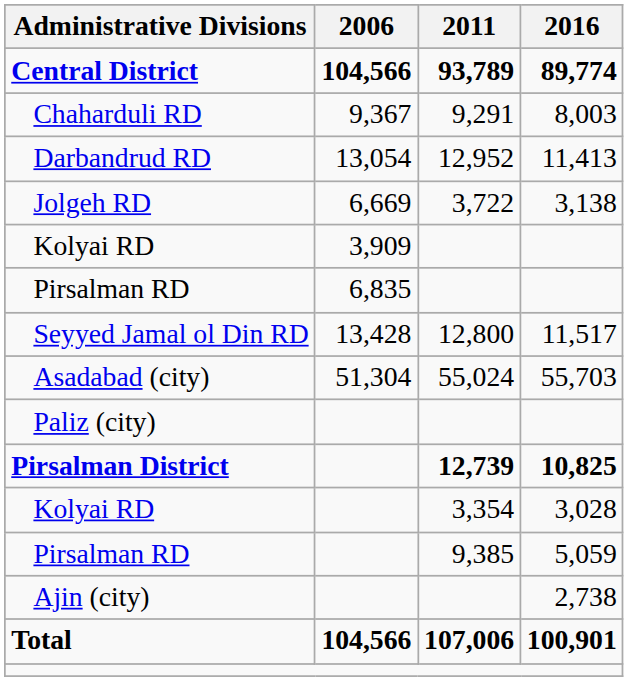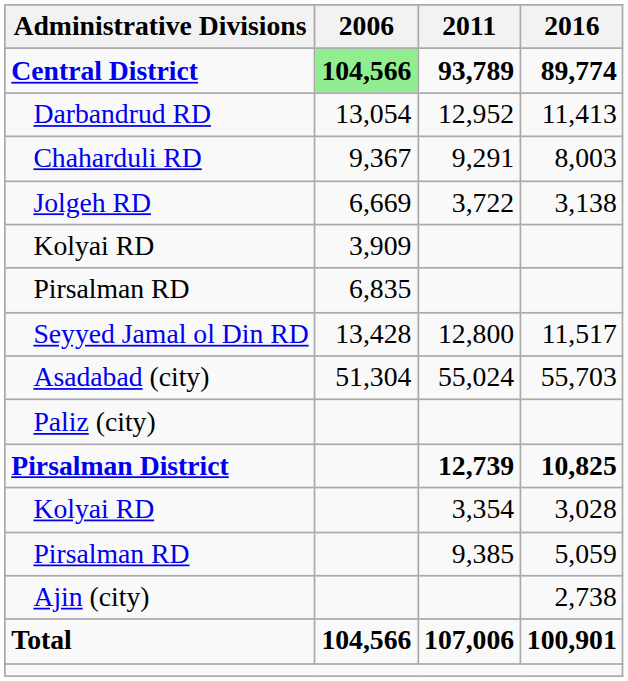(366, 70) no background -> (366, 70) lightgreen background
rows swapped: (118, 114) <-> (122, 158)
